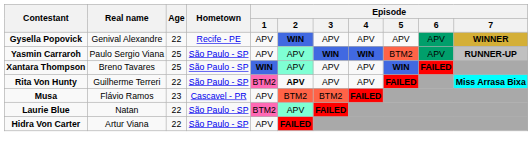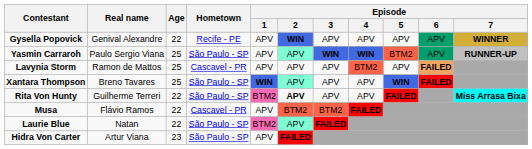+ row: (46, 68)
(176, 96) 23 -> (176, 110) 22
(176, 124) 22 -> (176, 138) 23
